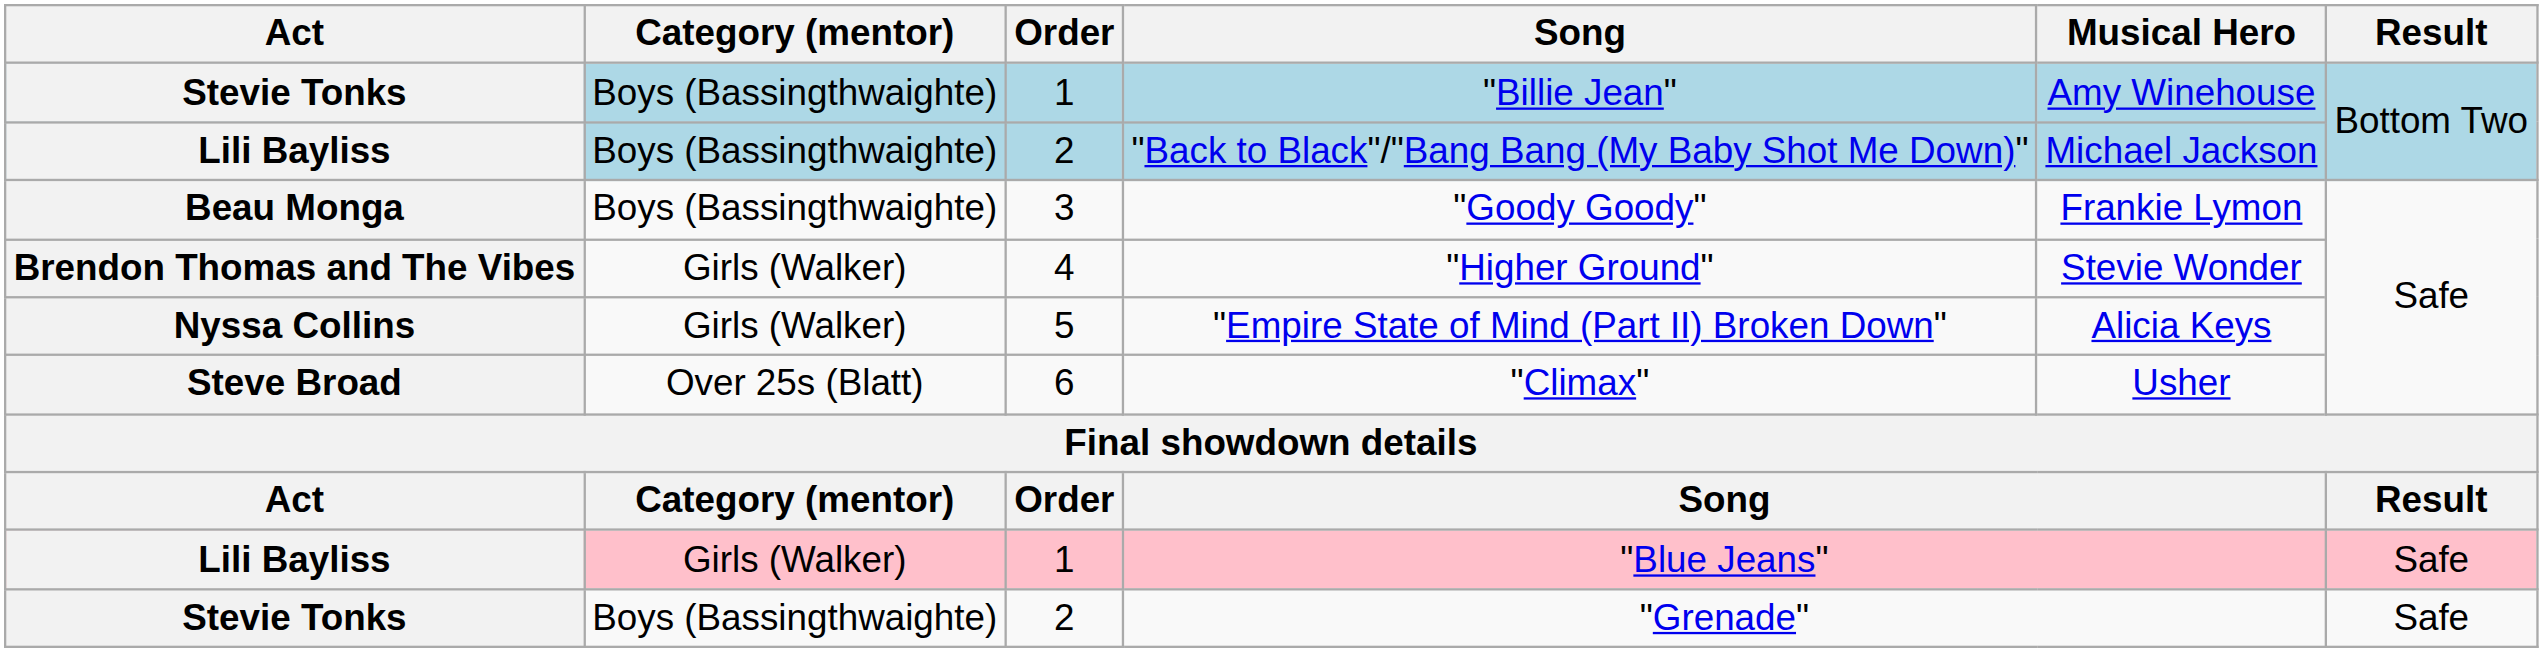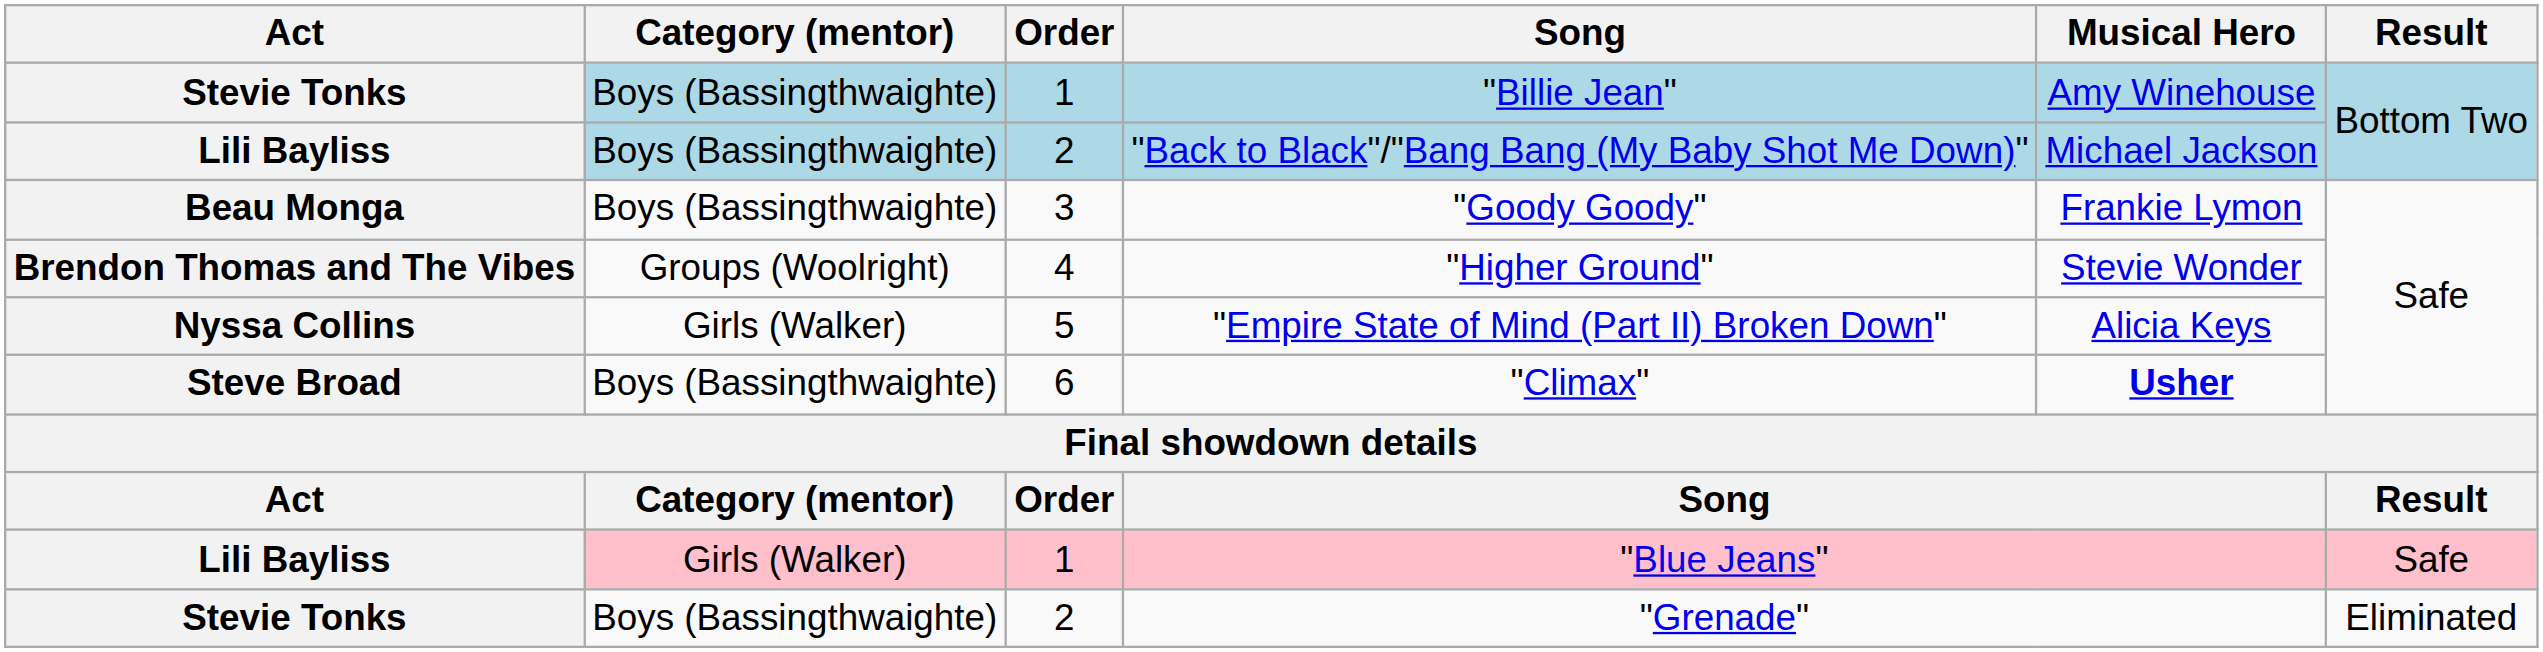(795, 267) Girls (Walker) -> (795, 267) Groups (Woolright)
(795, 383) Over 25s (Blatt) -> (795, 383) Boys (Bassingthwaighte)
(2181, 383) normal -> (2181, 383) bold
(2431, 617) Safe -> (2431, 617) Eliminated
